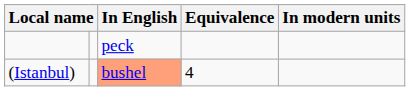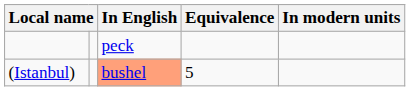(189, 72) 4 -> (189, 72) 5
